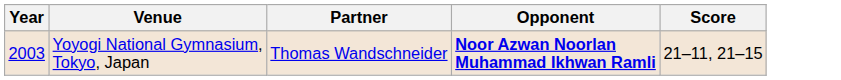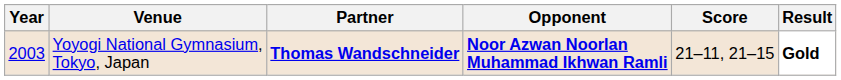+ column: (807, 18)
(359, 53) normal -> (365, 53) bold
